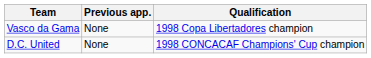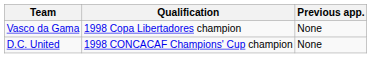columns swapped: (260, 12) <-> (118, 12)
